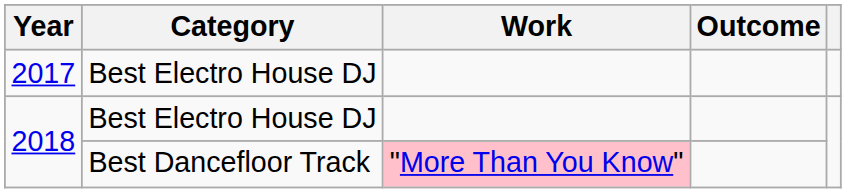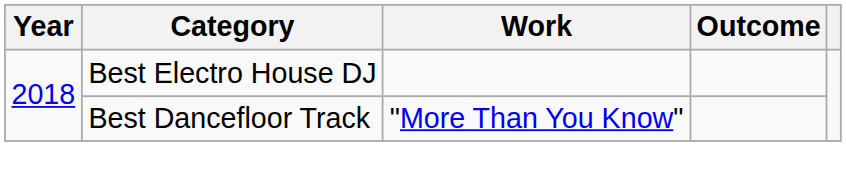- row: (43, 72)
(537, 163) pink background -> (537, 118) no background
